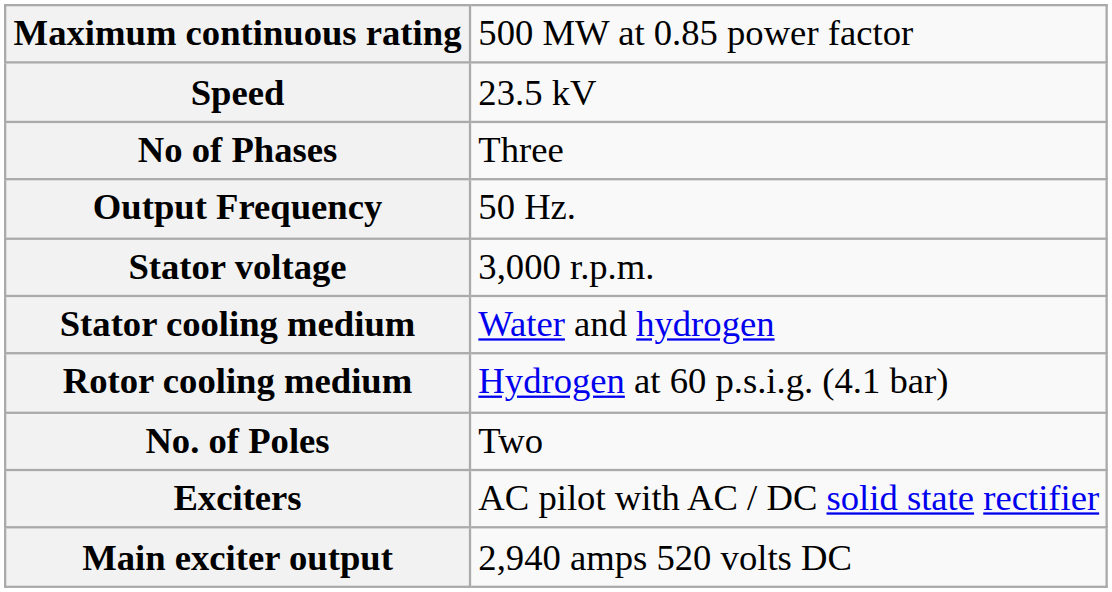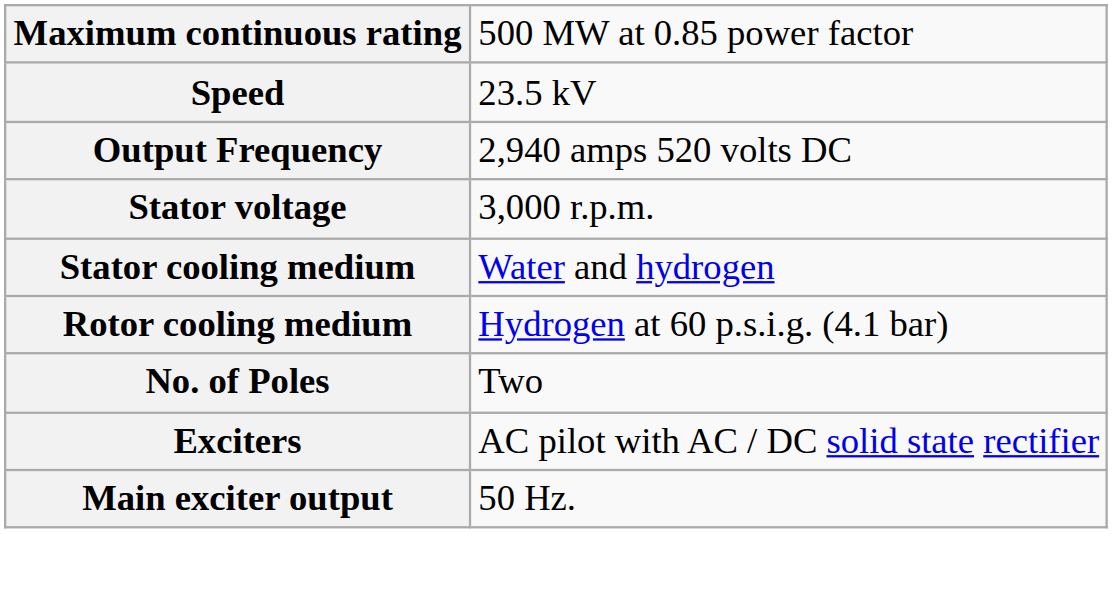- row: (238, 149)
(527, 207) 50 Hz. -> (665, 149) 2,940 amps 520 volts DC
(665, 556) 2,940 amps 520 volts DC -> (527, 498) 50 Hz.
